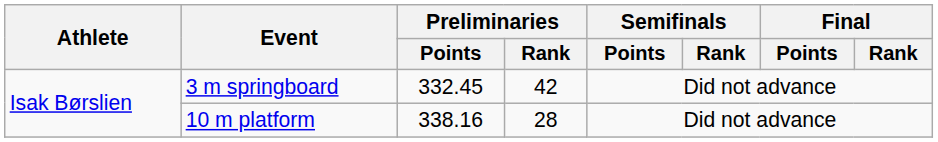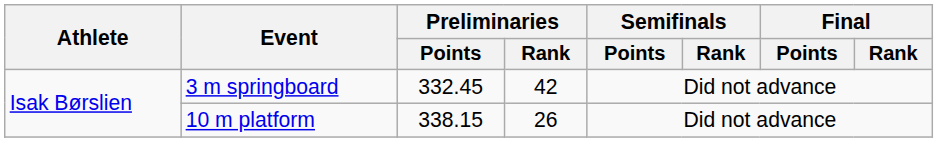(451, 120) 338.16 -> (451, 120) 338.15
(546, 120) 28 -> (546, 120) 26
